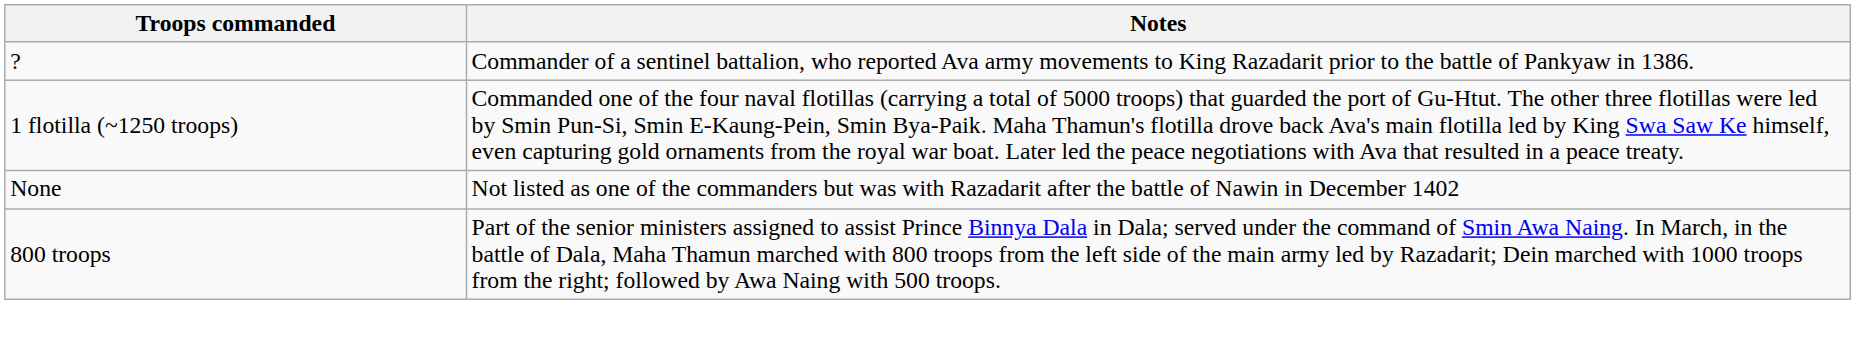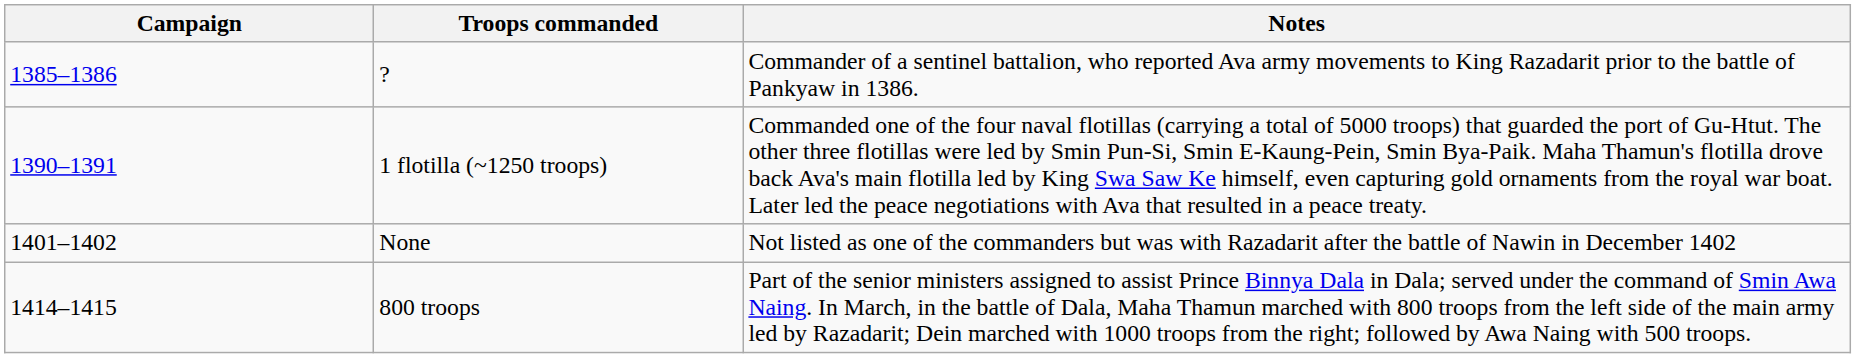+ column: (189, 23)
